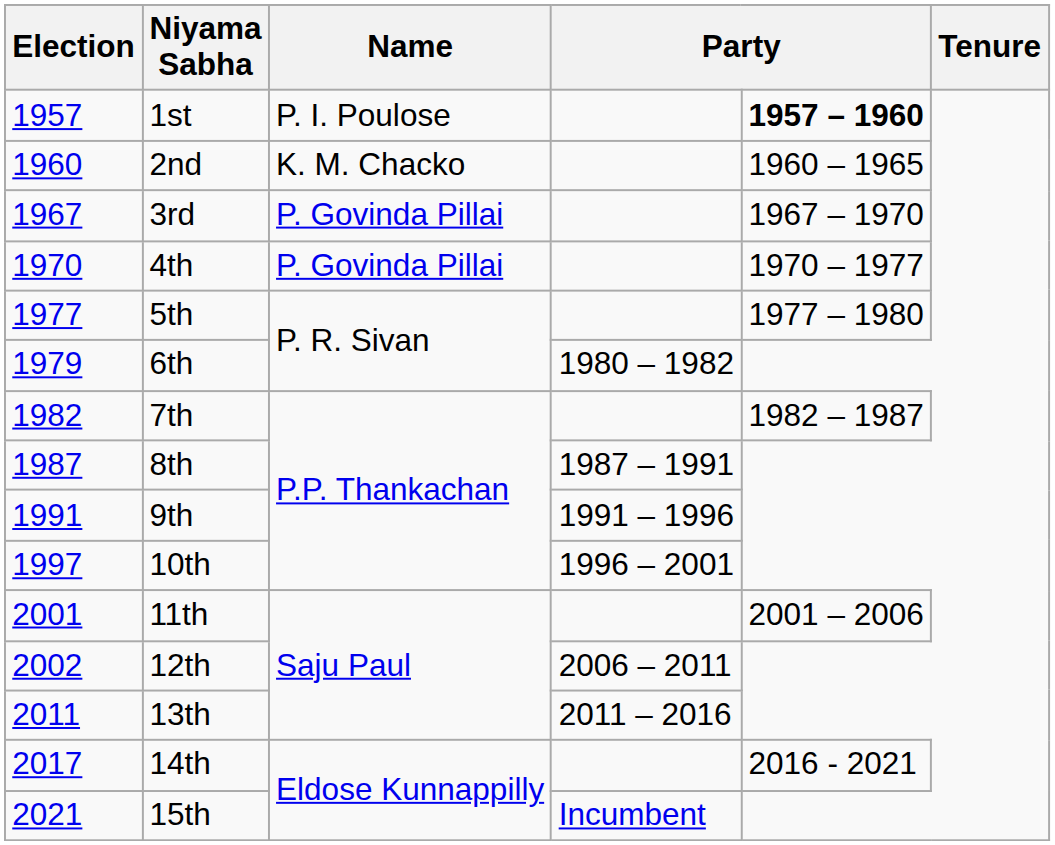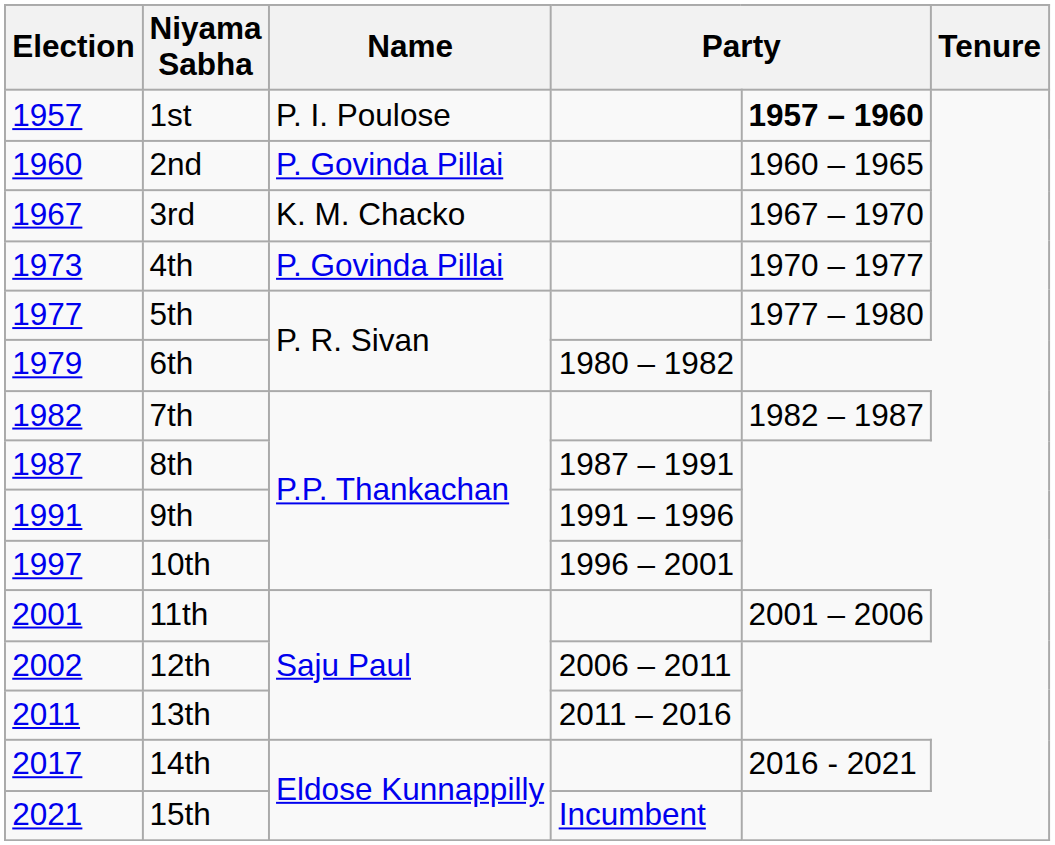(371, 164) K. M. Chacko -> (390, 164) P. Govinda Pillai
(390, 214) P. Govinda Pillai -> (371, 214) K. M. Chacko
(47, 264) 1970 -> (47, 264) 1973
